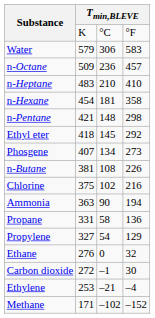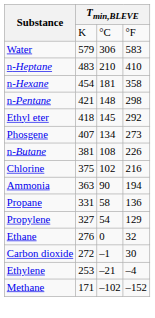- row: (27, 66)
